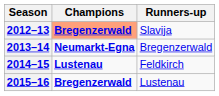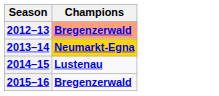- column: (176, 13)
(94, 47) no background -> (94, 47) gold background
